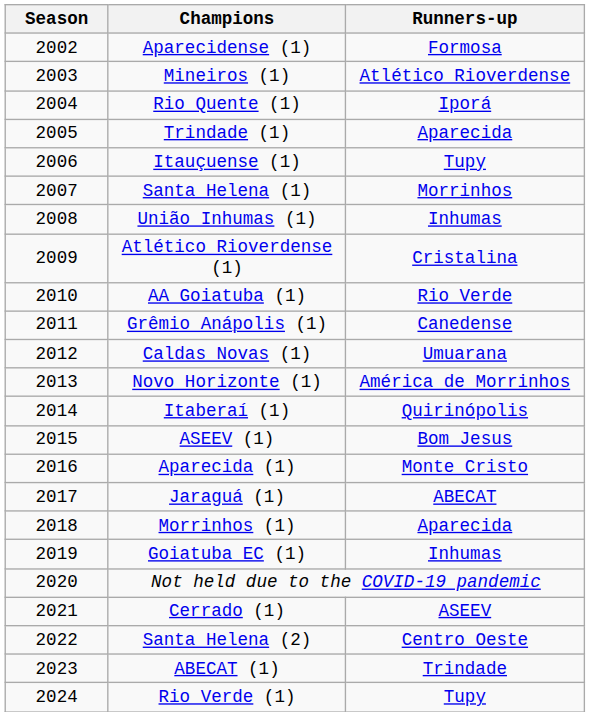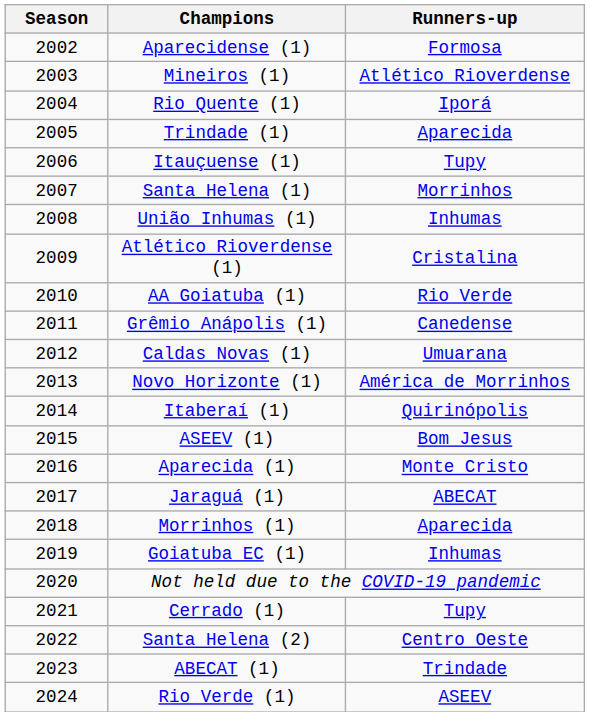(465, 611) ASEEV -> (465, 611) Tupy
(465, 697) Tupy -> (465, 697) ASEEV
